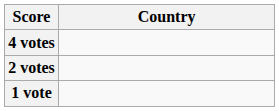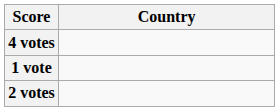rows swapped: (32, 67) <-> (32, 93)
